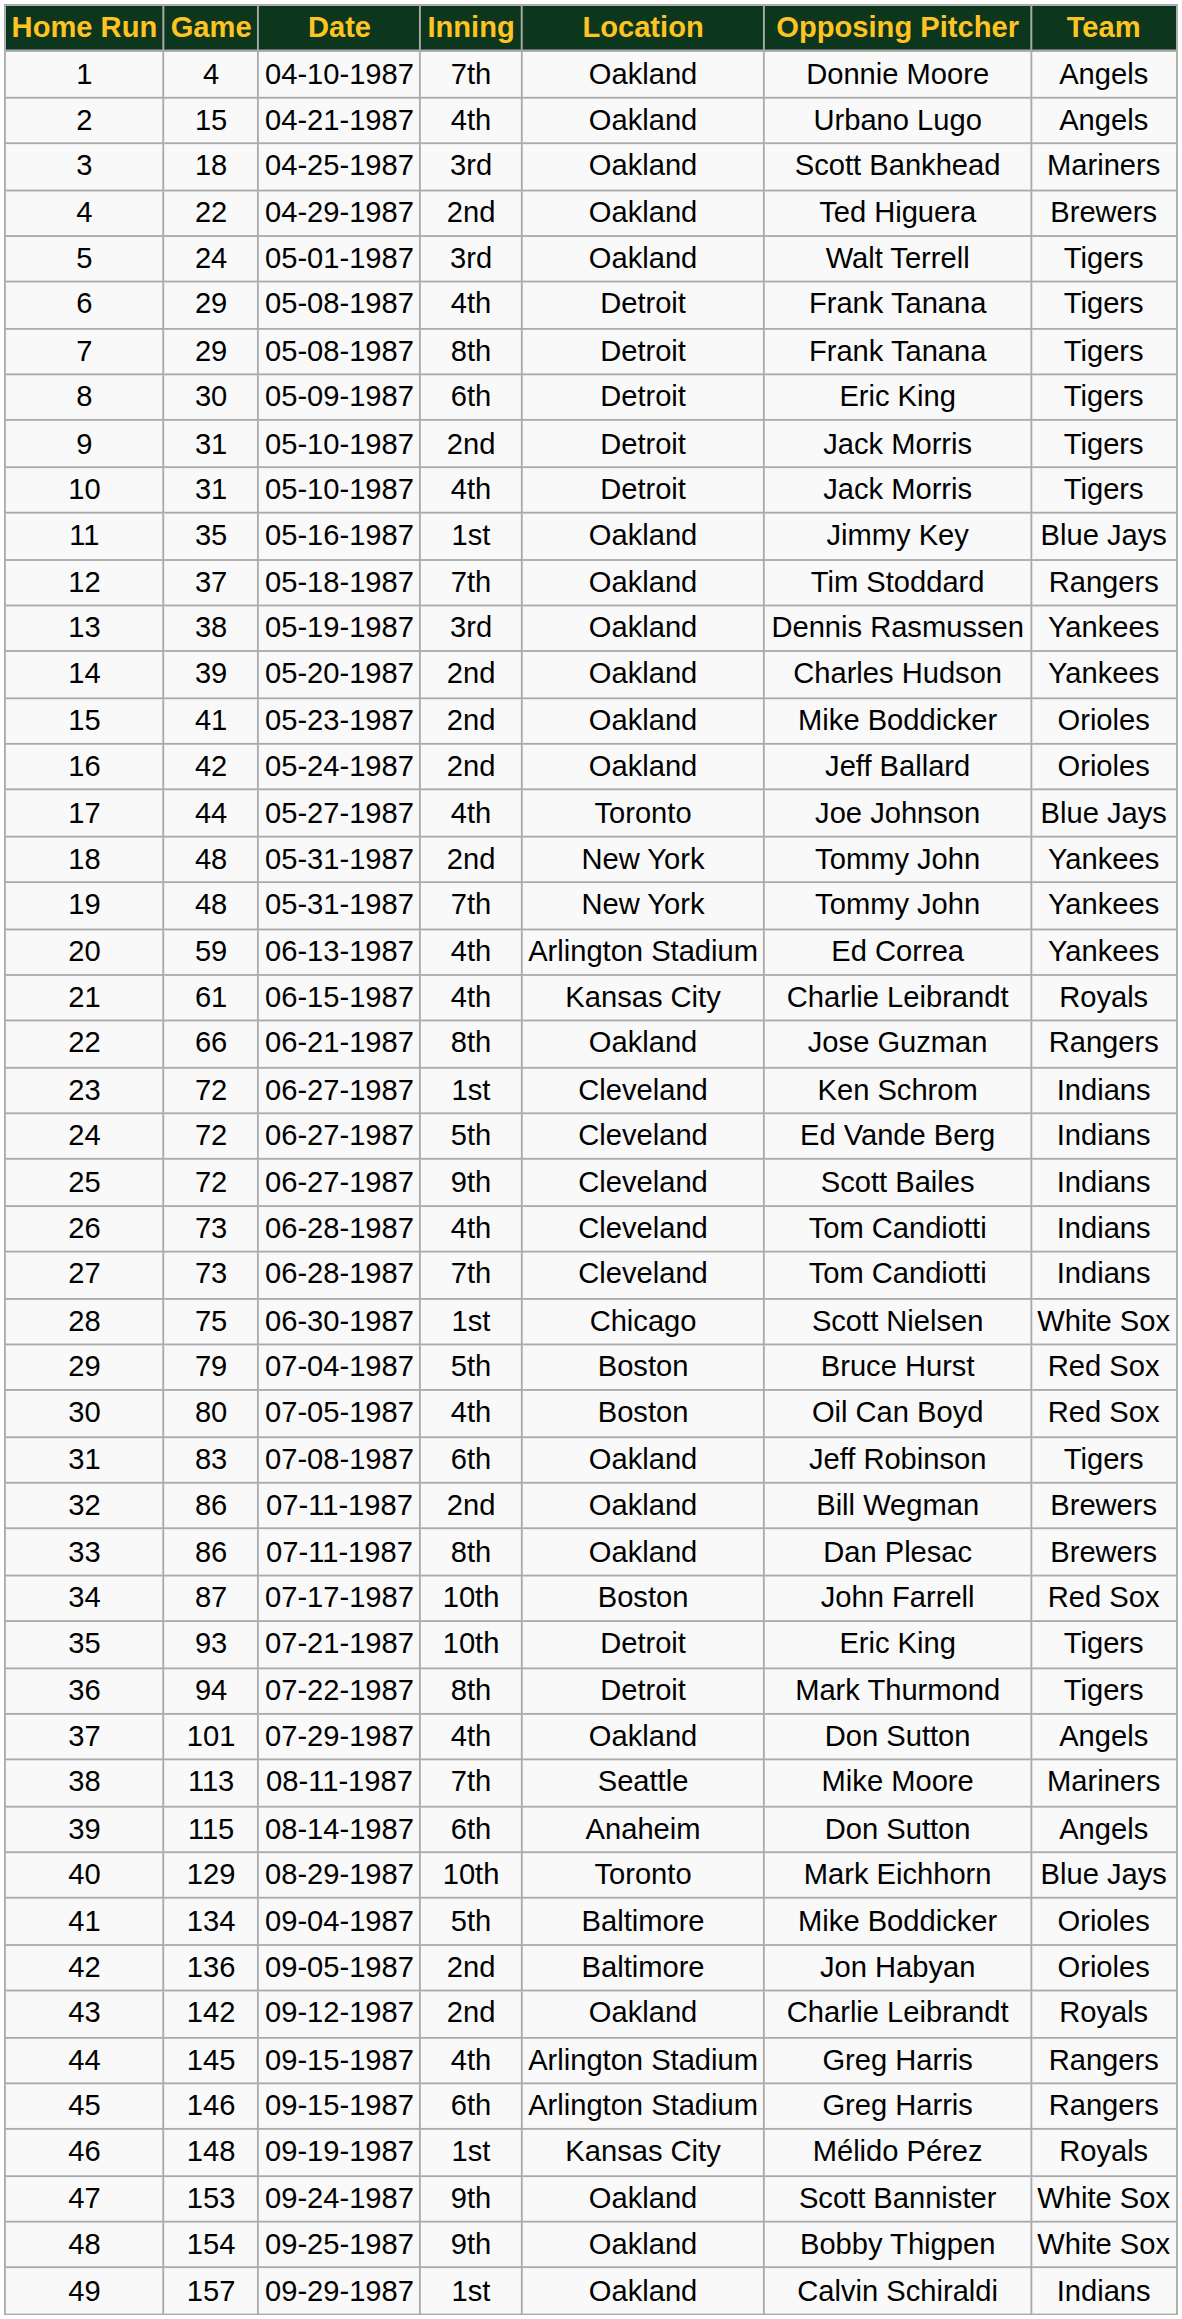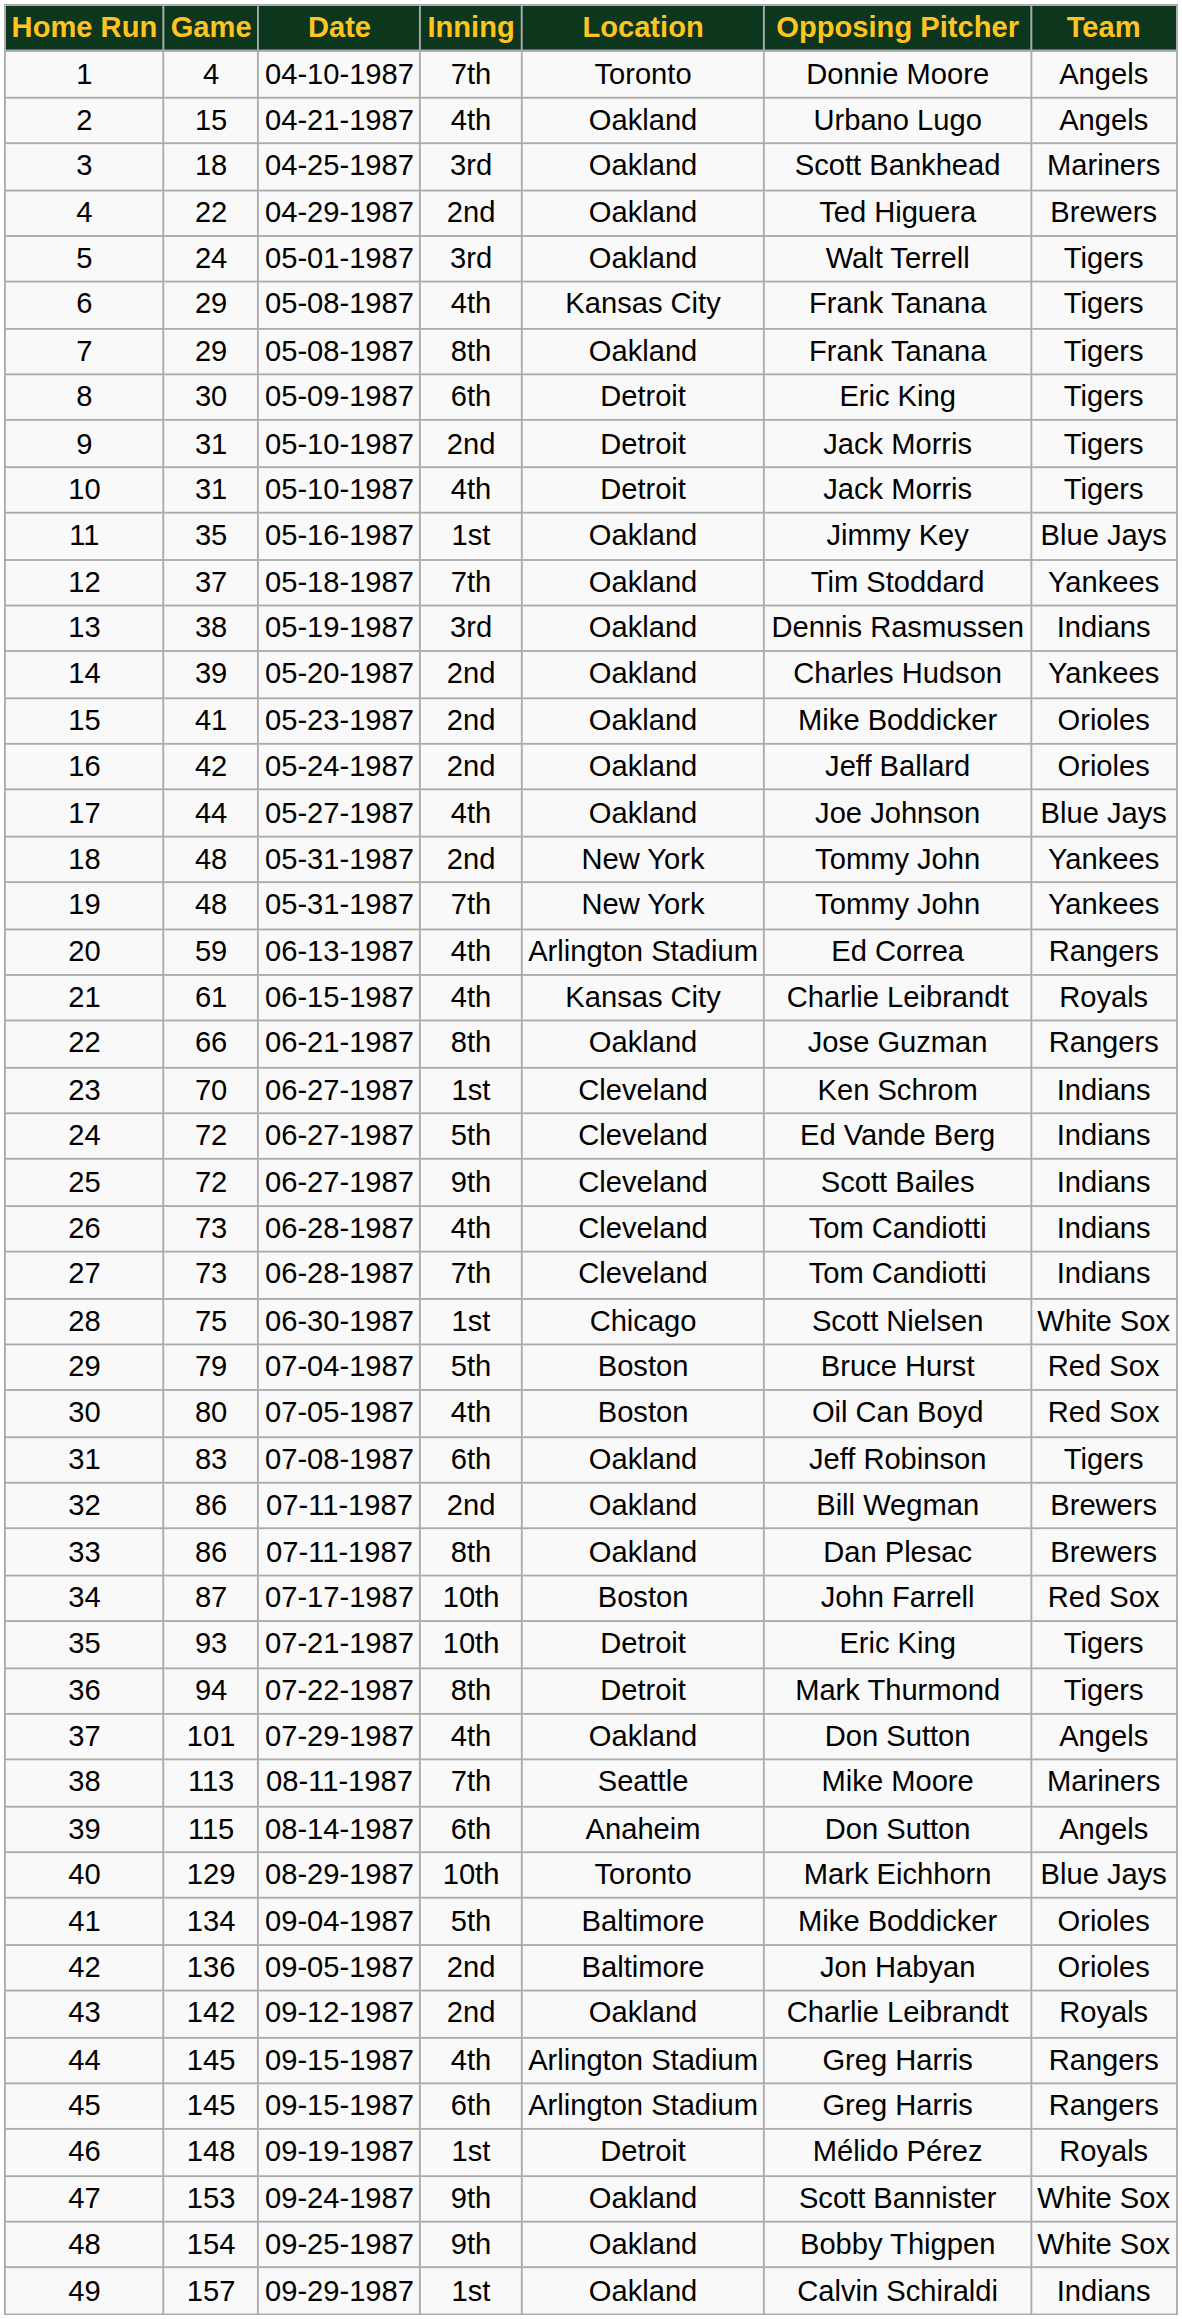(643, 73) Oakland -> (643, 73) Toronto
(643, 304) Detroit -> (643, 304) Kansas City
(643, 350) Detroit -> (643, 350) Oakland
(1104, 581) Rangers -> (1104, 581) Yankees
(1104, 627) Yankees -> (1104, 627) Indians
(643, 812) Toronto -> (643, 812) Oakland
(1104, 951) Yankees -> (1104, 951) Rangers
(211, 1089) 72 -> (211, 1089) 70
(211, 2105) 146 -> (211, 2105) 145
(643, 2151) Kansas City -> (643, 2151) Detroit
